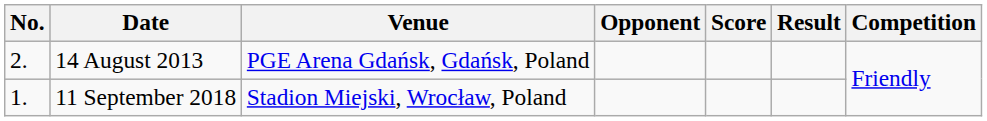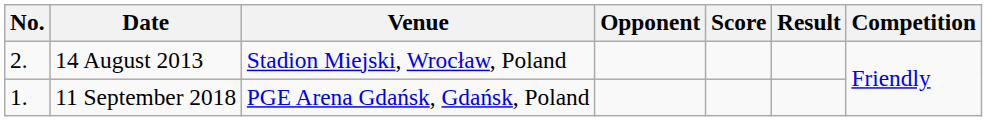(418, 60) PGE Arena Gdańsk, Gdańsk, Poland -> (407, 60) Stadion Miejski, Wrocław, Poland
(407, 97) Stadion Miejski, Wrocław, Poland -> (418, 97) PGE Arena Gdańsk, Gdańsk, Poland
